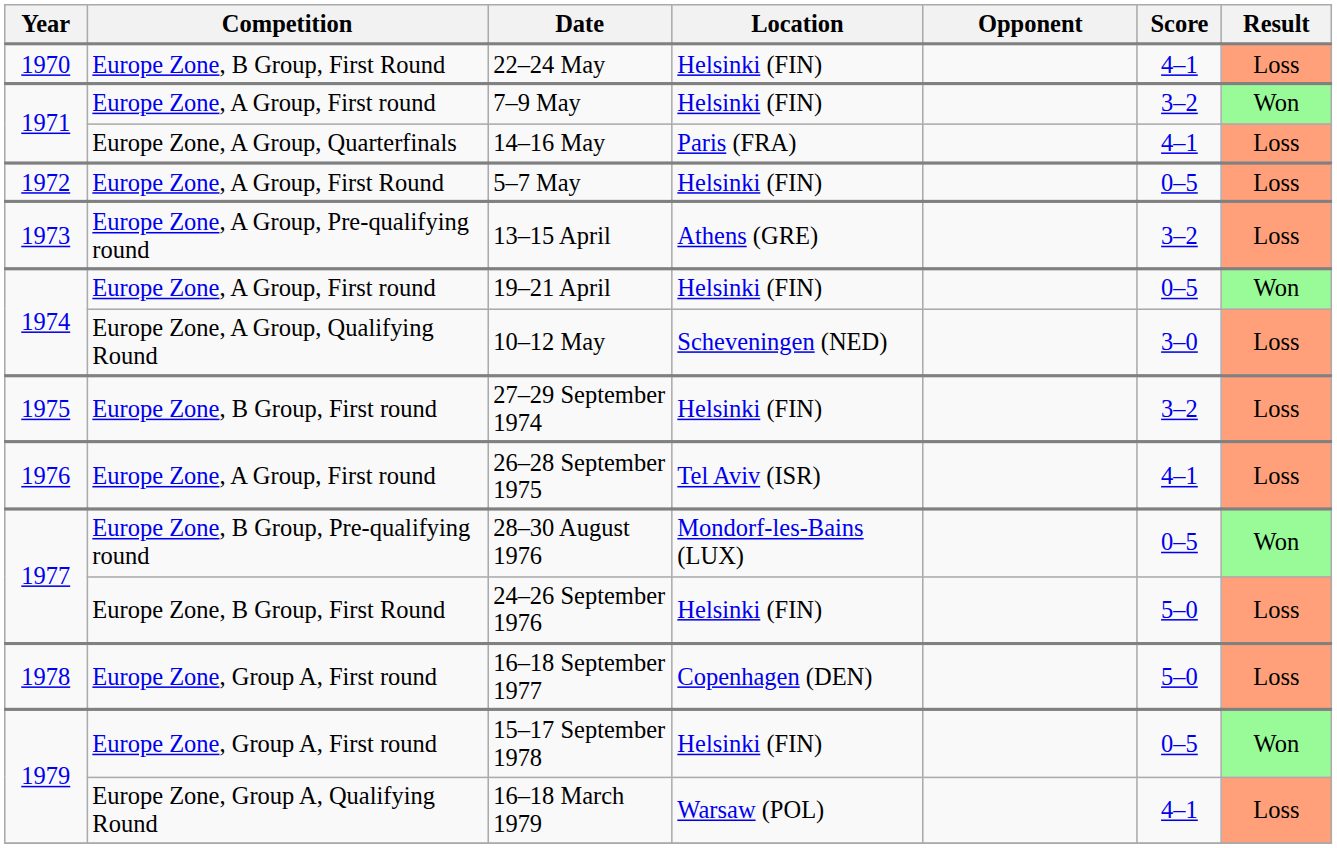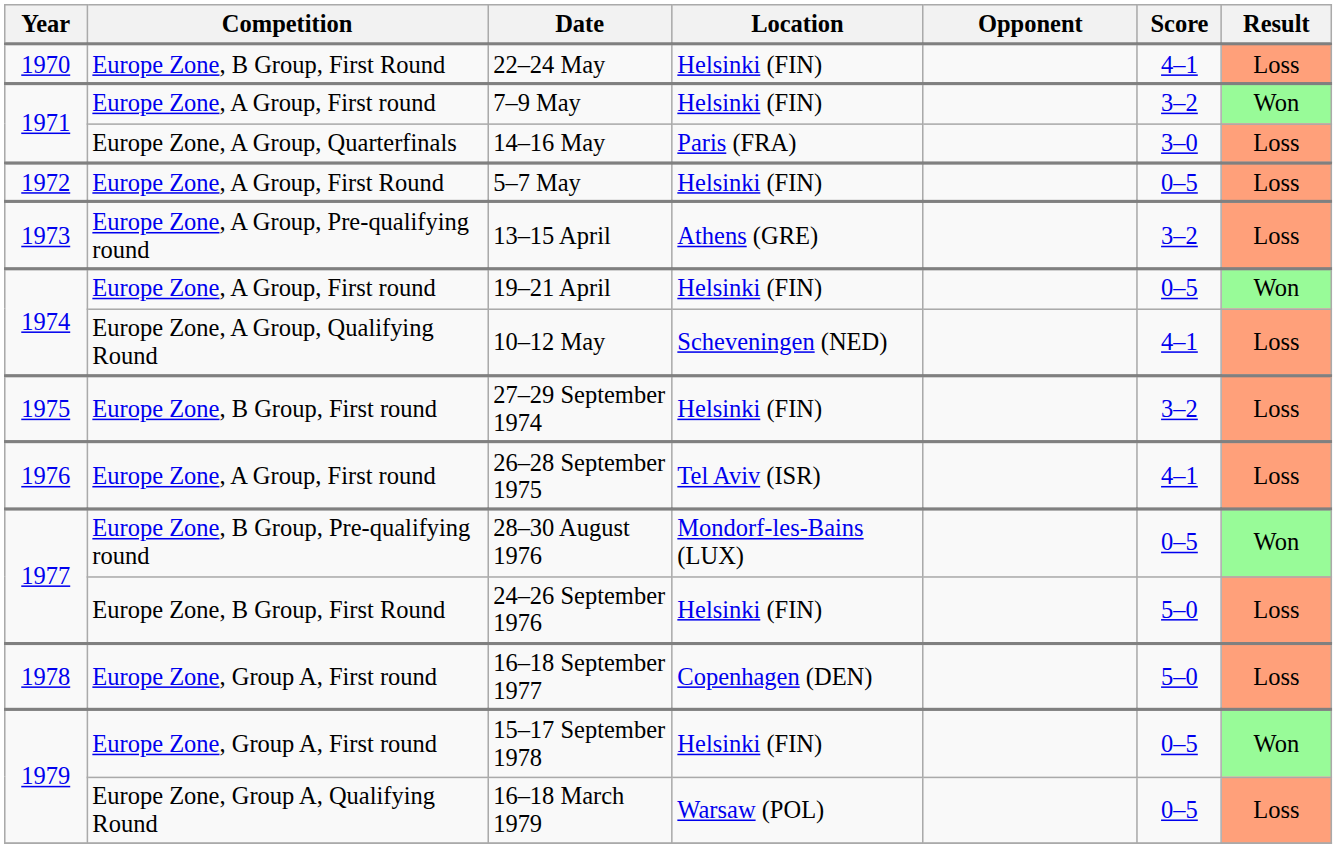(1179, 142) 4–1 -> (1179, 142) 3–0
(1179, 341) 3–0 -> (1179, 341) 4–1
(1179, 809) 4–1 -> (1179, 809) 0–5
